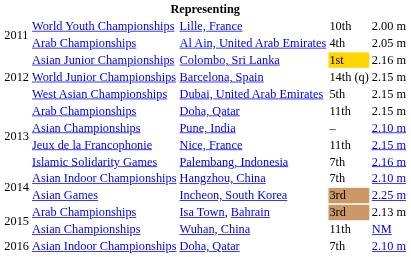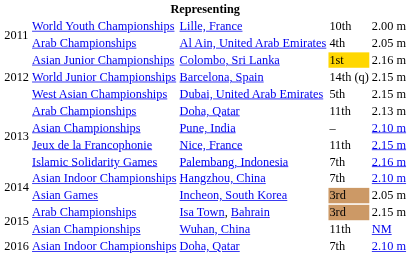(389, 110) 2.15 m -> (389, 110) 2.13 m
(389, 195) 2.25 m -> (389, 195) 2.05 m
(389, 212) 2.13 m -> (389, 212) 2.15 m
